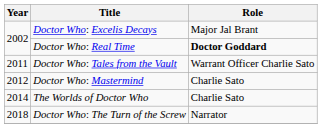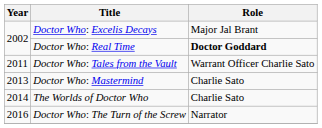(18, 81) 2012 -> (18, 81) 2013
(18, 115) 2018 -> (18, 115) 2016
